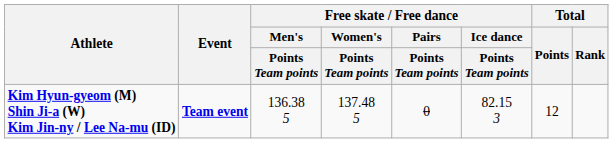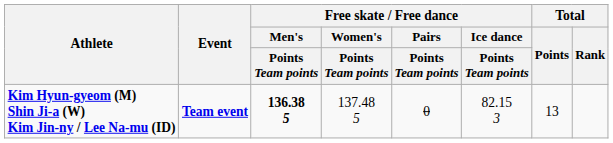(286, 111) normal -> (286, 111) bold
(552, 111) 12 -> (552, 111) 13
